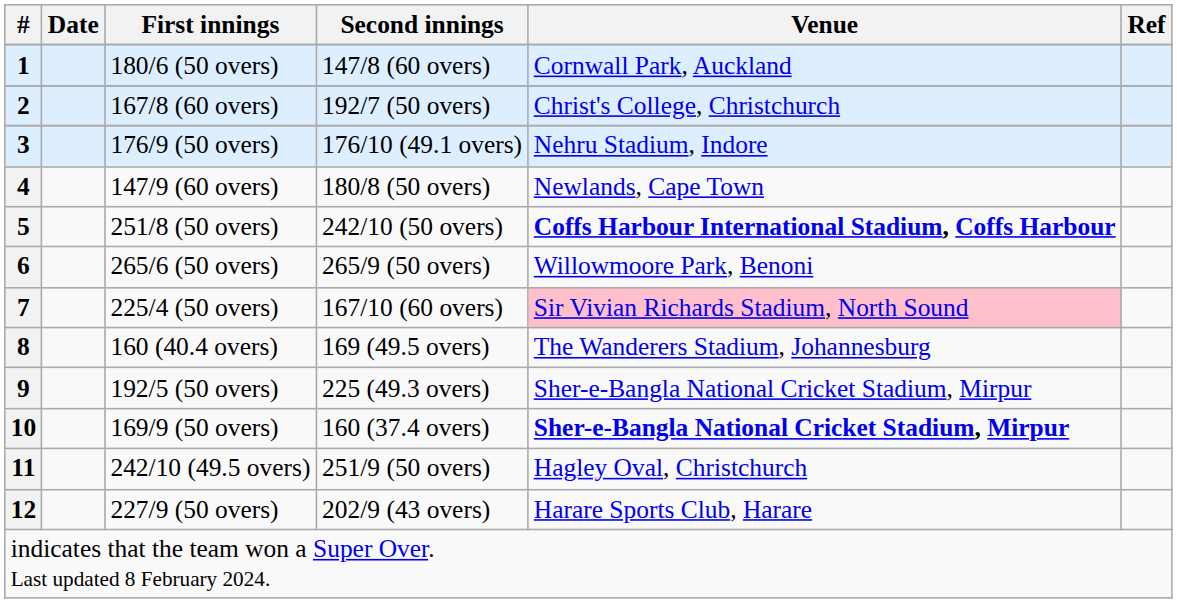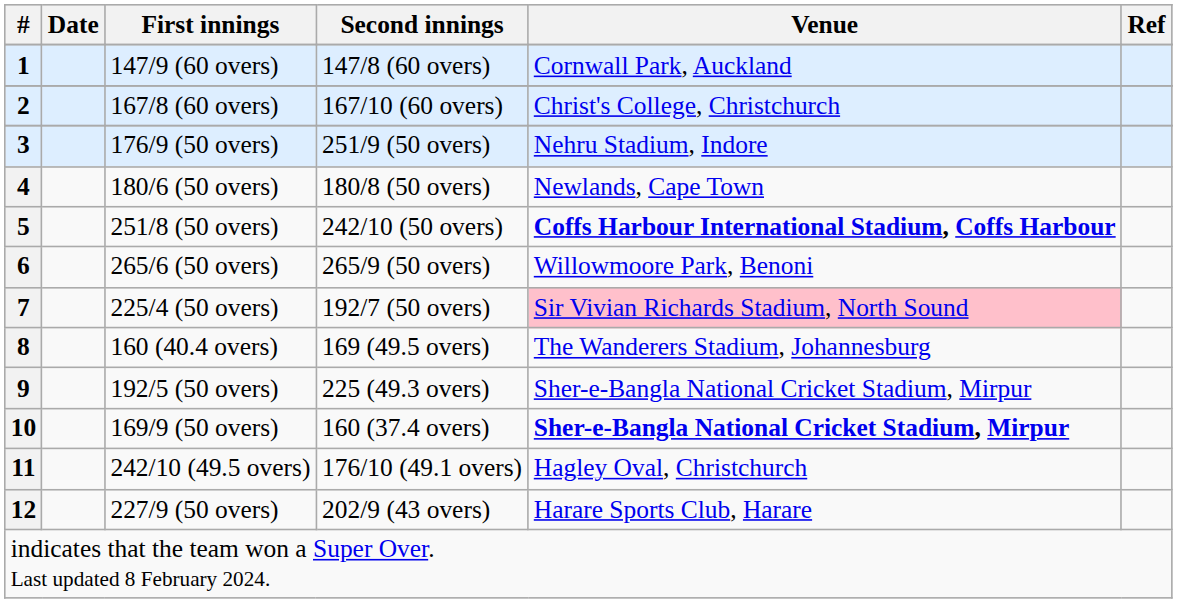(194, 65) 180/6 (50 overs) -> (194, 65) 147/9 (60 overs)
(406, 105) 192/7 (50 overs) -> (413, 105) 167/10 (60 overs)
(422, 145) 176/10 (49.1 overs) -> (406, 145) 251/9 (50 overs)
(194, 186) 147/9 (60 overs) -> (194, 186) 180/6 (50 overs)
(413, 307) 167/10 (60 overs) -> (406, 307) 192/7 (50 overs)
(406, 468) 251/9 (50 overs) -> (422, 468) 176/10 (49.1 overs)
